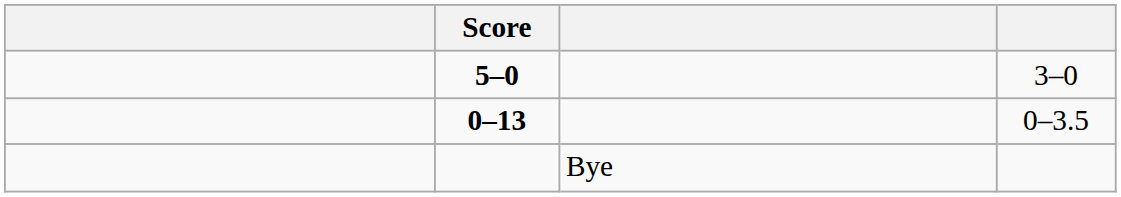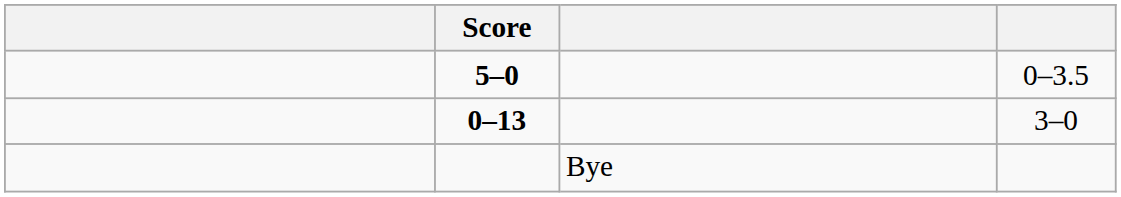(1056, 74) 3–0 -> (1056, 74) 0–3.5
(1056, 120) 0–3.5 -> (1056, 120) 3–0
